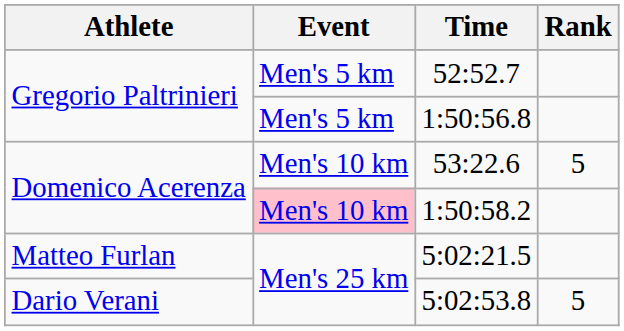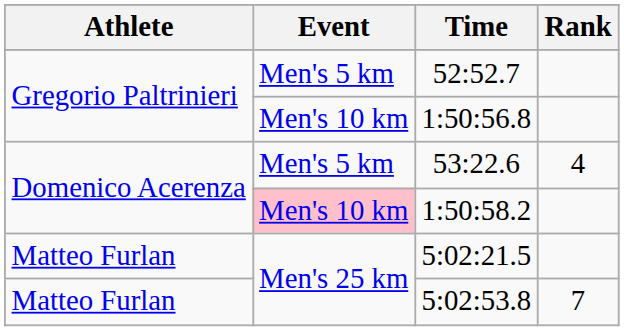(326, 118) Men's 5 km -> (334, 118) Men's 10 km
(334, 164) Men's 10 km -> (326, 164) Men's 5 km
(578, 164) 5 -> (578, 164) 4
(85, 301) Dario Verani -> (94, 301) Matteo Furlan
(578, 301) 5 -> (578, 301) 7
